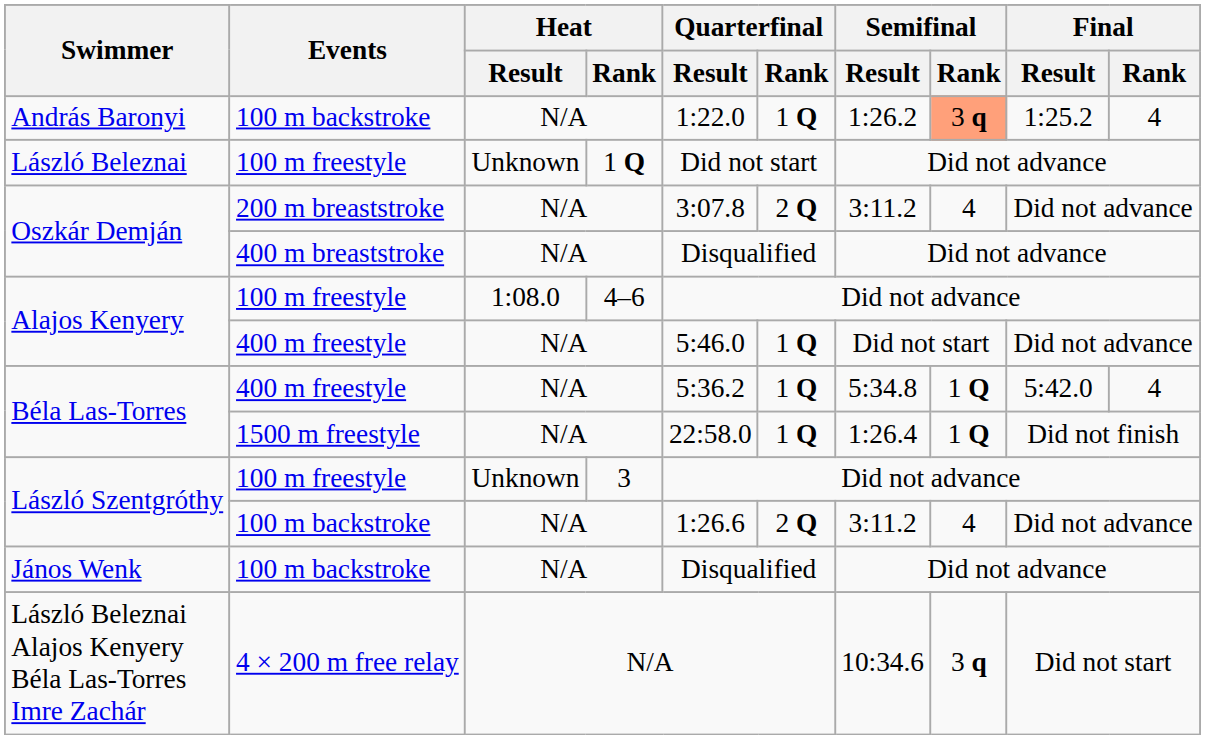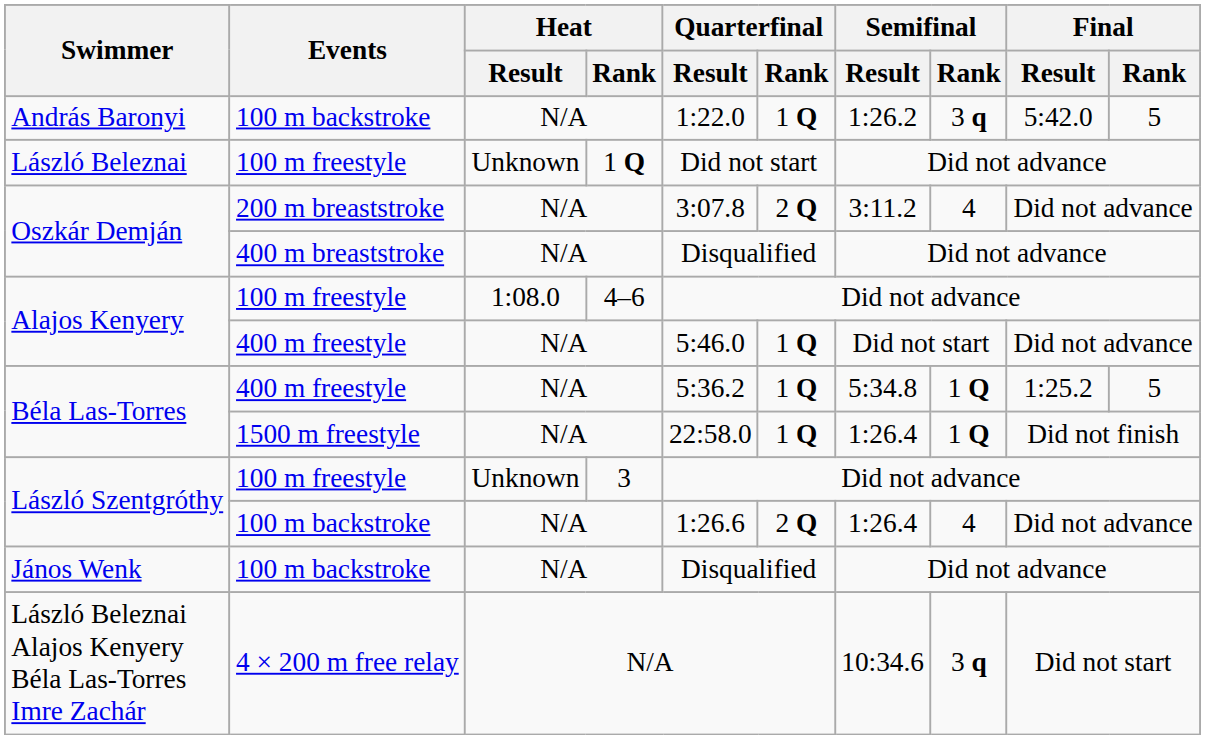(969, 117) lightsalmon background -> (969, 117) no background
(1058, 117) 1:25.2 -> (1058, 117) 5:42.0
(1154, 117) 4 -> (1154, 117) 5
(1058, 388) 5:42.0 -> (1058, 388) 1:25.2
(1154, 388) 4 -> (1154, 388) 5
(883, 523) 3:11.2 -> (883, 523) 1:26.4
